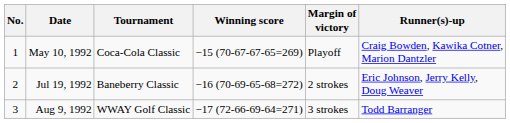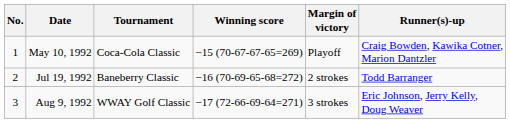(420, 84) Eric Johnson, Jerry Kelly, Doug Weaver -> (397, 77) Todd Barranger
(397, 109) Todd Barranger -> (420, 102) Eric Johnson, Jerry Kelly, Doug Weaver
